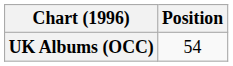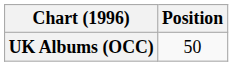(192, 46) 54 -> (192, 46) 50
